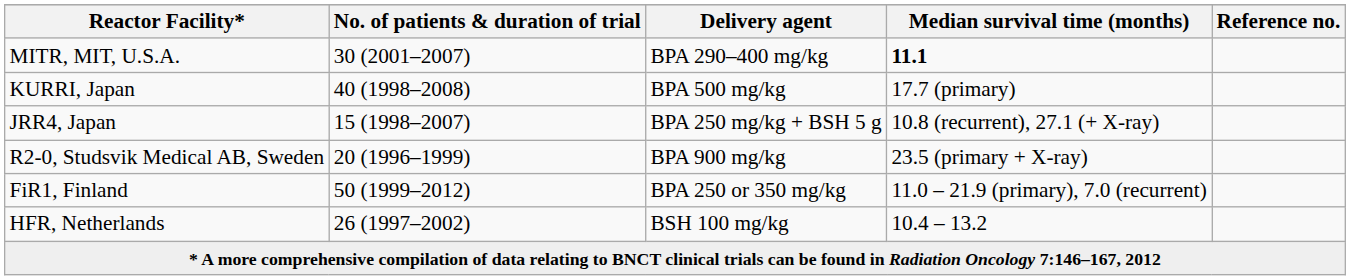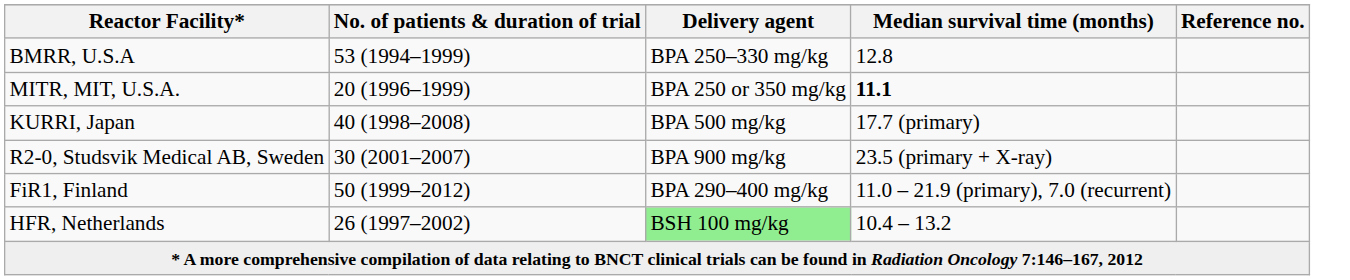+ row: (72, 55)
(402, 55) 30 (2001–2007) -> (402, 88) 20 (1996–1999)
(739, 55) BPA 290–400 mg/kg -> (748, 88) BPA 250 or 350 mg/kg
- row: (63, 122)
(402, 156) 20 (1996–1999) -> (402, 156) 30 (2001–2007)
(748, 190) BPA 250 or 350 mg/kg -> (739, 190) BPA 290–400 mg/kg
(720, 223) no background -> (720, 223) lightgreen background
